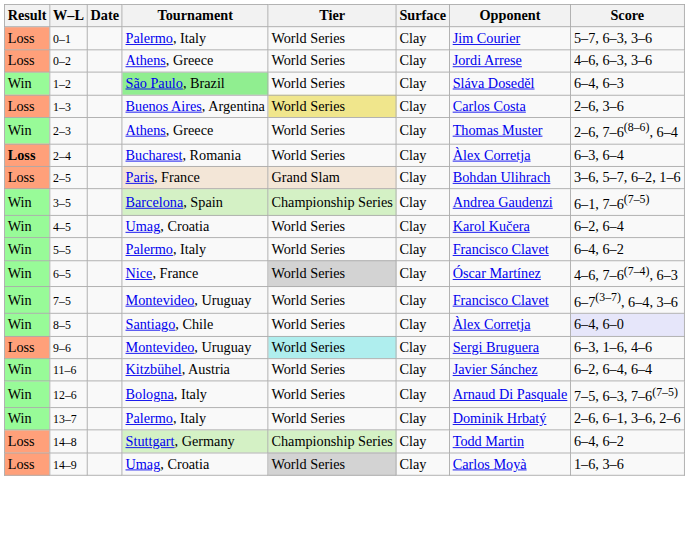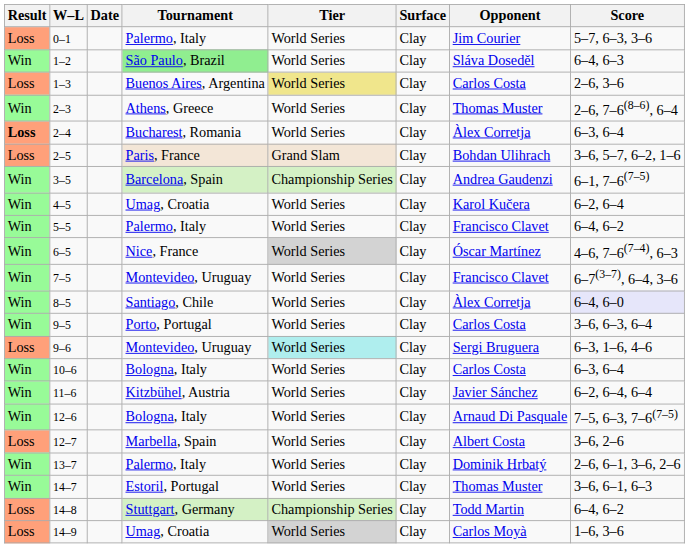- row: (62, 61)
+ row: (62, 325)
+ row: (65, 370)
+ row: (65, 442)
+ row: (65, 487)
